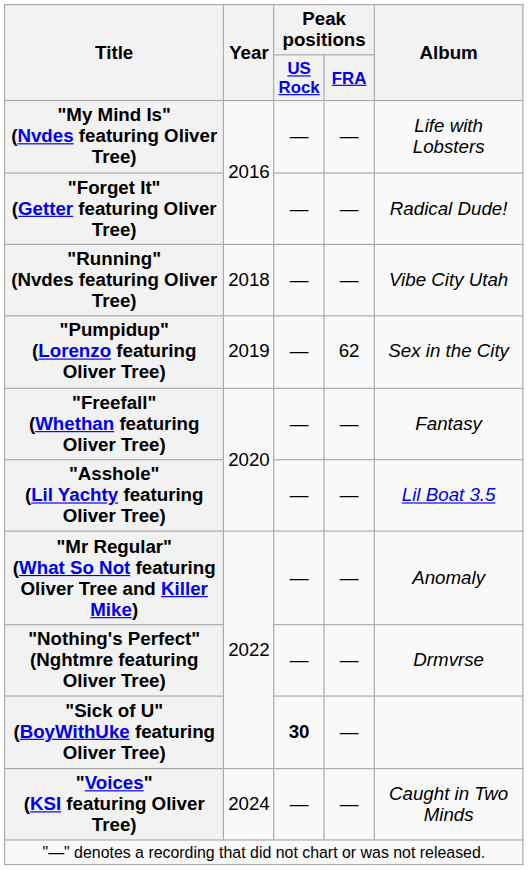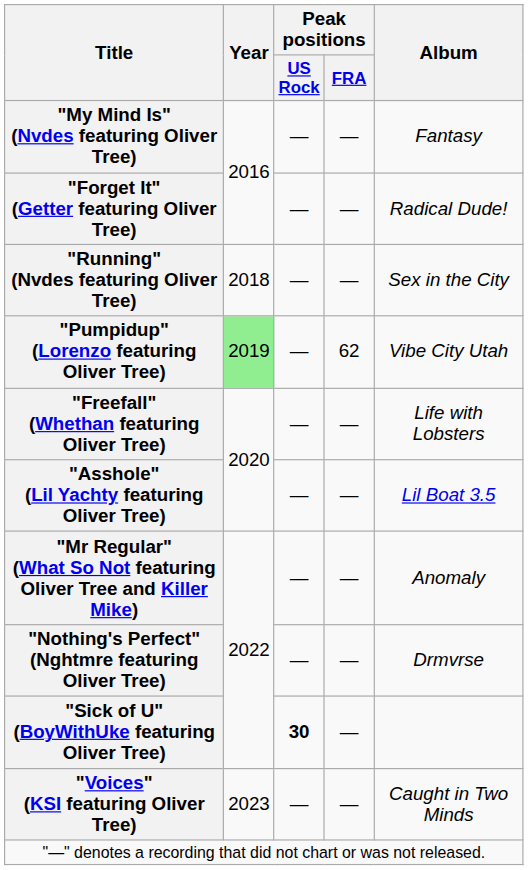(449, 136) Life with Lobsters -> (449, 136) Fantasy
(449, 280) Vibe City Utah -> (449, 280) Sex in the City
(249, 351) no background -> (249, 351) lightgreen background
(449, 351) Sex in the City -> (449, 351) Vibe City Utah
(449, 423) Fantasy -> (449, 423) Life with Lobsters
(249, 803) 2024 -> (249, 803) 2023
